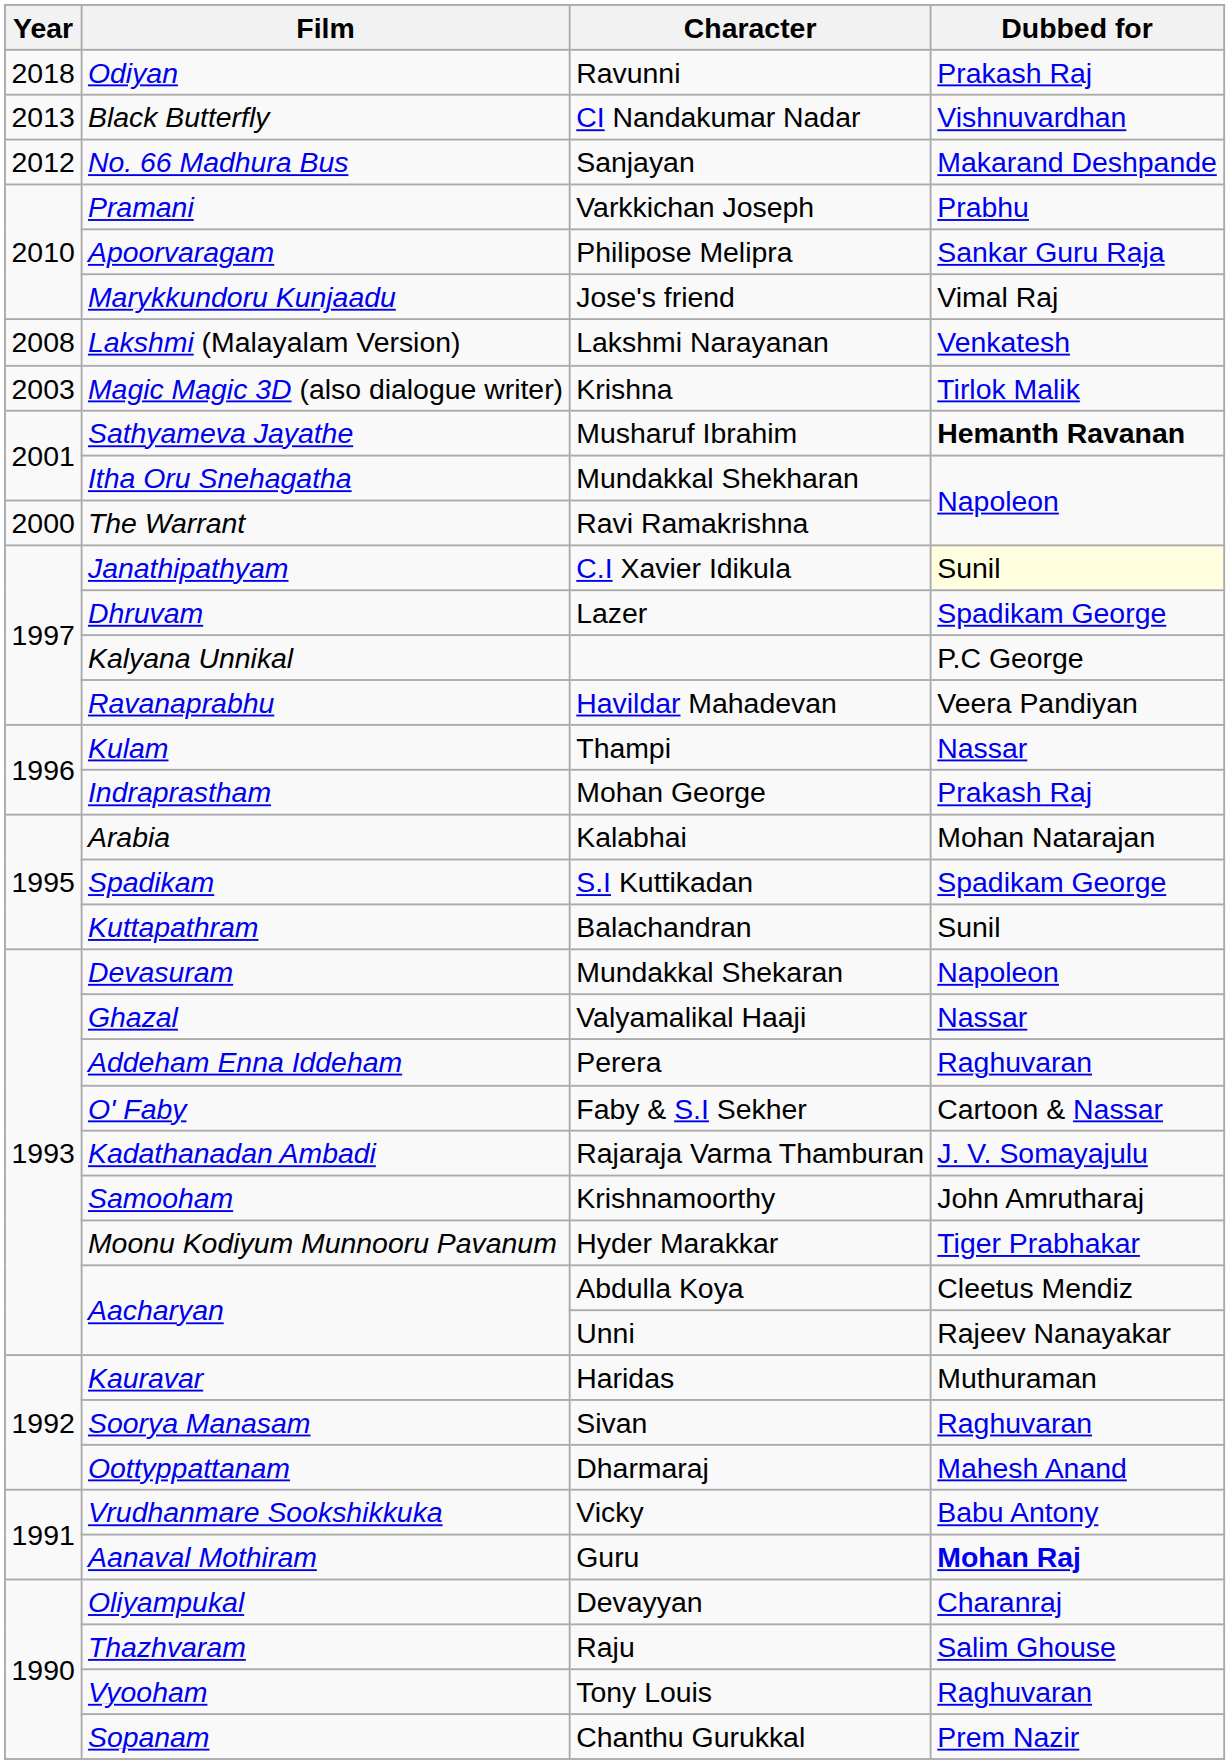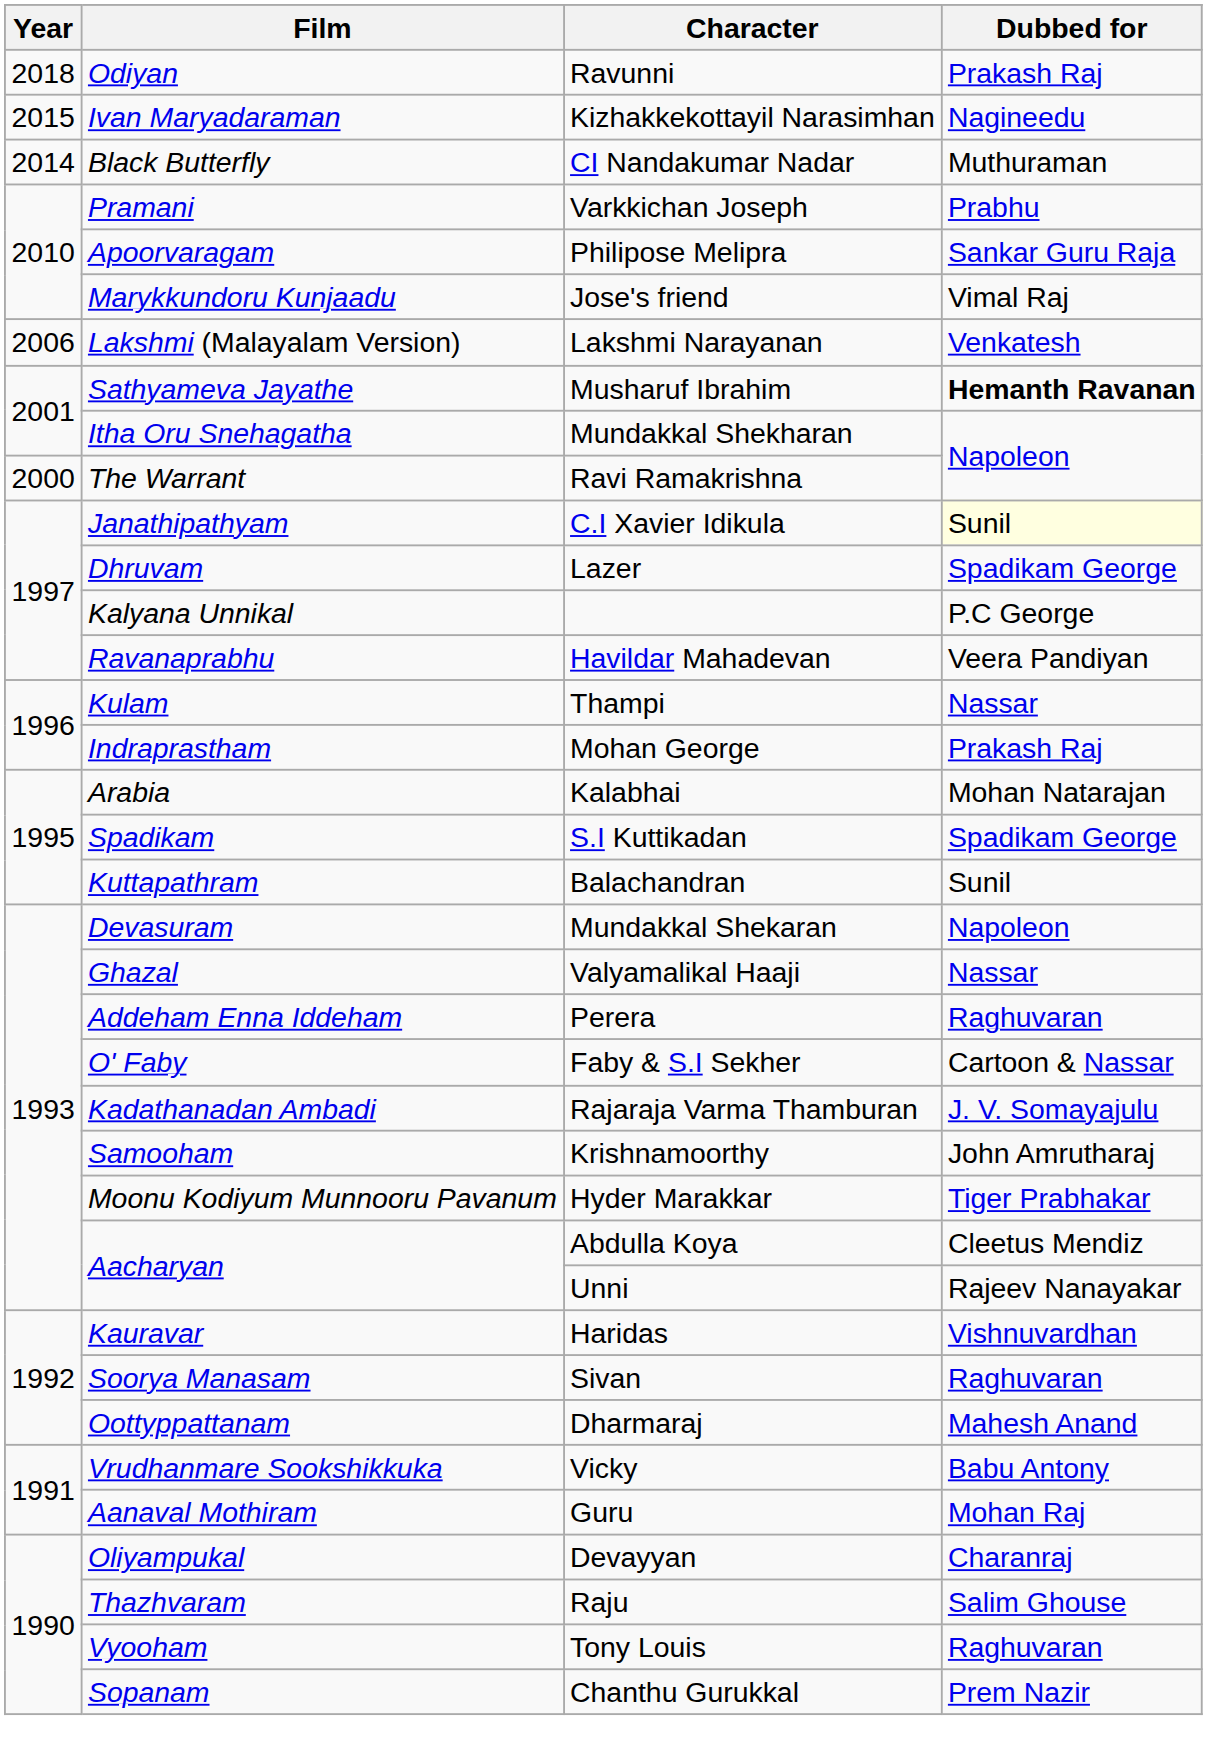+ row: (752, 118)
(43, 118) 2013 -> (43, 163) 2014
(1032, 118) Vishnuvardhan -> (1028, 163) Muthuraman
- row: (636, 163)
(43, 343) 2008 -> (43, 343) 2006
- row: (624, 388)
(1017, 1378) Muthuraman -> (1042, 1333) Vishnuvardhan
(1009, 1558) bold -> (1017, 1513) normal
